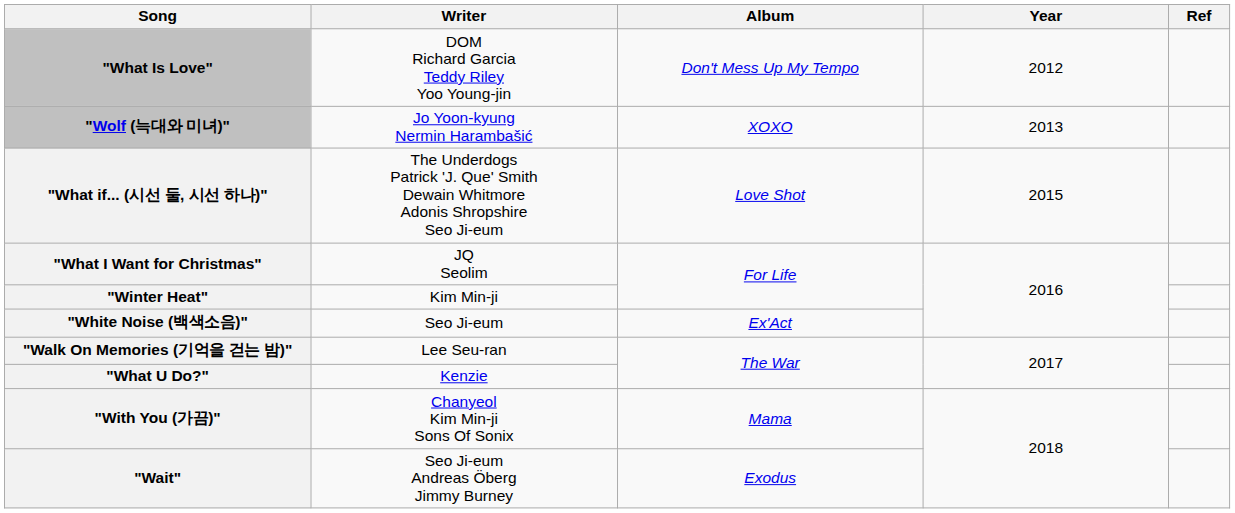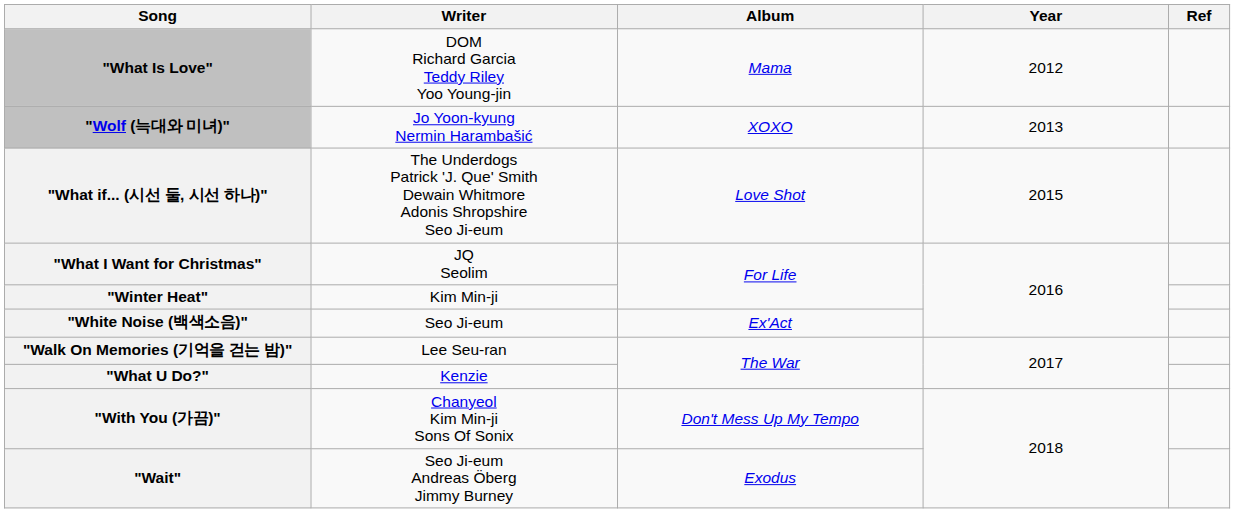(770, 67) Don't Mess Up My Tempo -> (770, 67) Mama
(770, 418) Mama -> (770, 418) Don't Mess Up My Tempo
